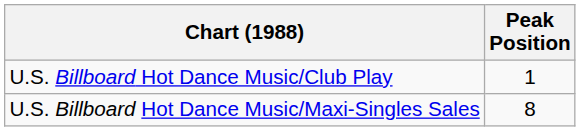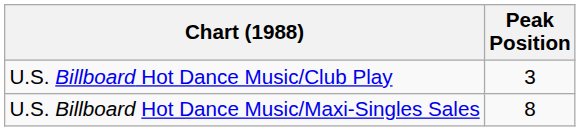(530, 76) 1 -> (530, 76) 3
